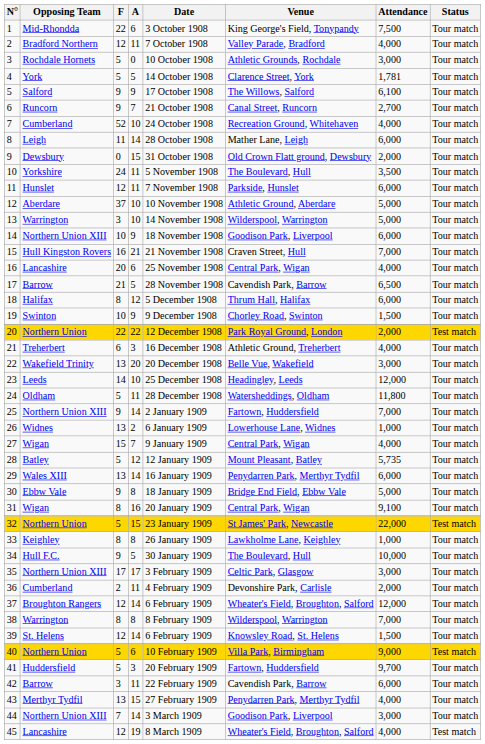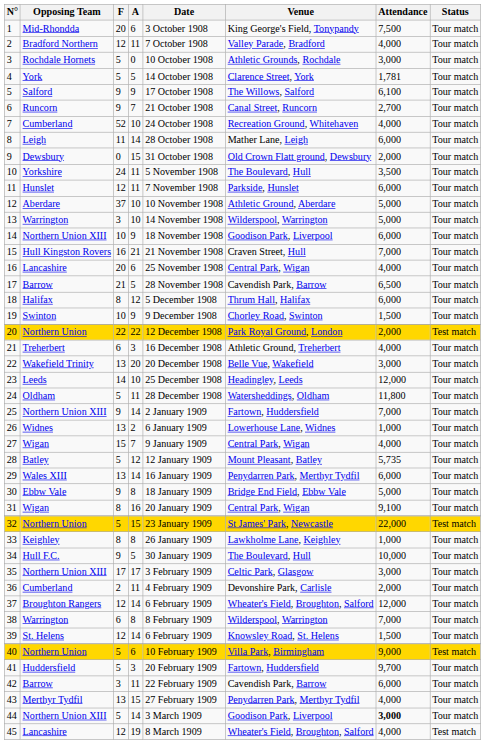(121, 28) 22 -> (121, 28) 20
(118, 619) 8 -> (118, 619) 6
(118, 715) 7 -> (118, 715) 5
(390, 715) normal -> (390, 715) bold
